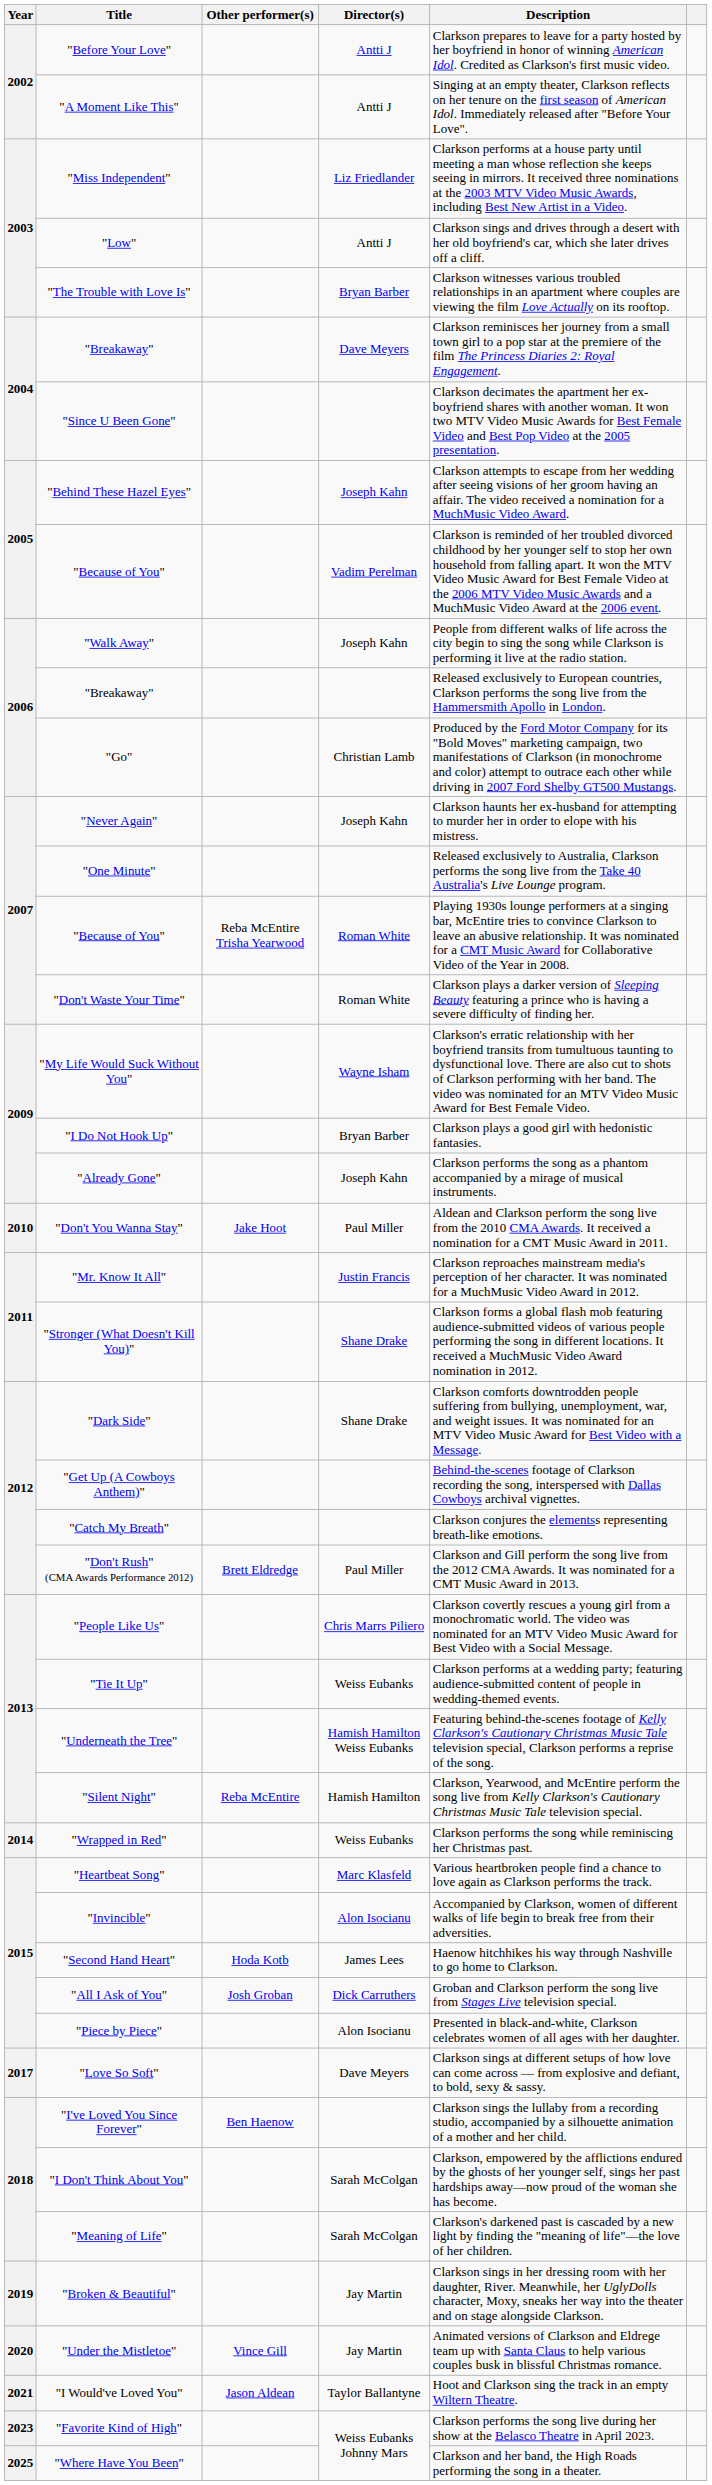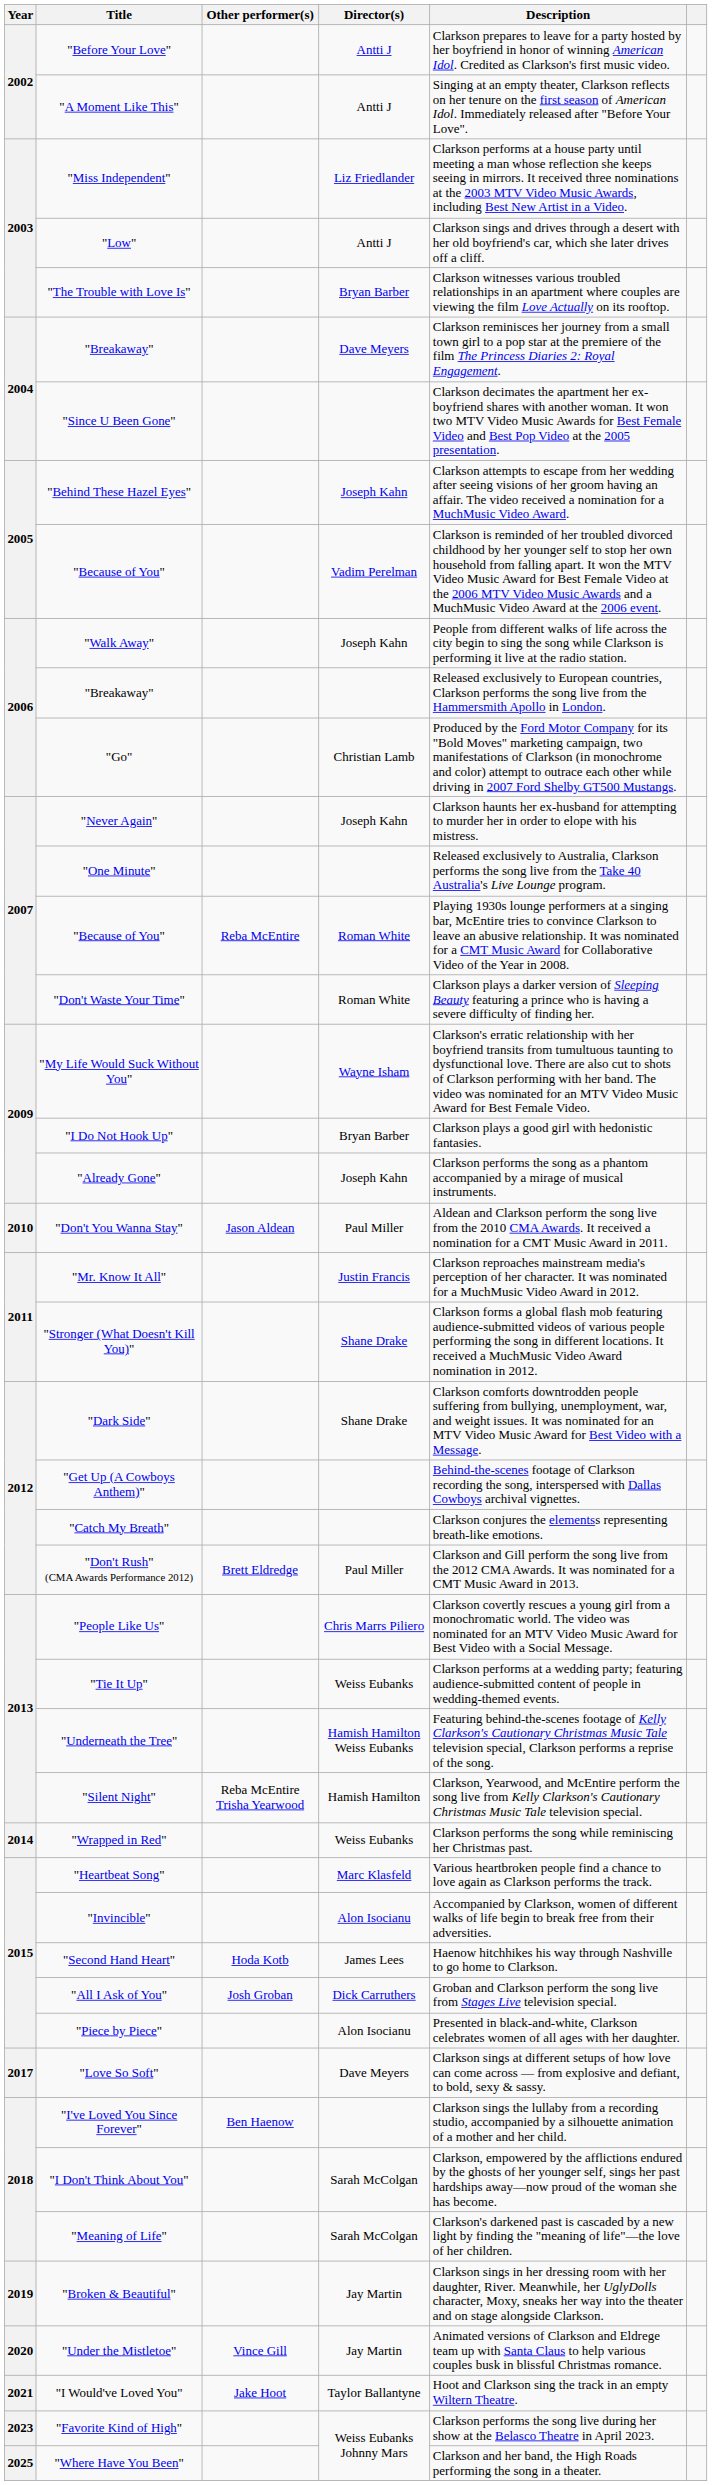(260, 935) Reba McEntire Trisha Yearwood -> (260, 935) Reba McEntire
(260, 1227) Jake Hoot -> (260, 1227) Jason Aldean
(260, 1797) Reba McEntire -> (260, 1797) Reba McEntire Trisha Yearwood
(260, 2393) Jason Aldean -> (260, 2393) Jake Hoot
